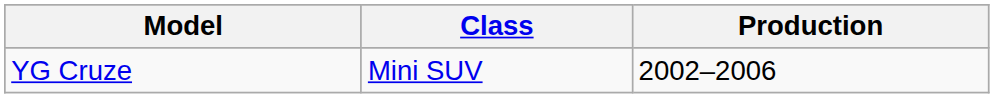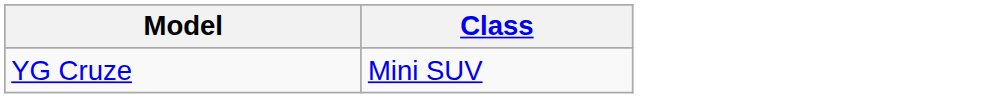- column: (811, 26)
